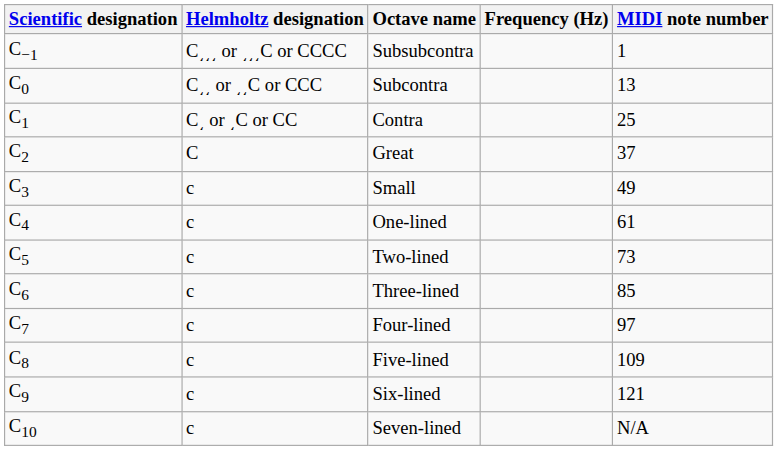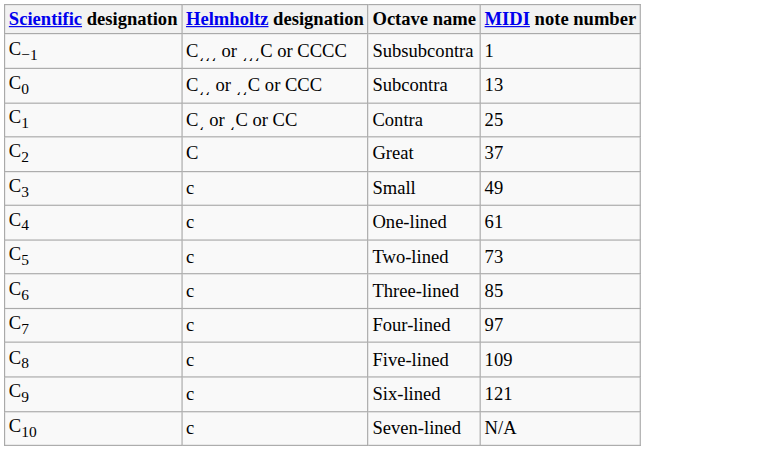- column: (547, 19)
